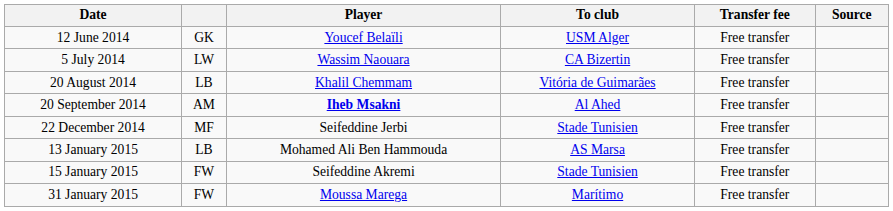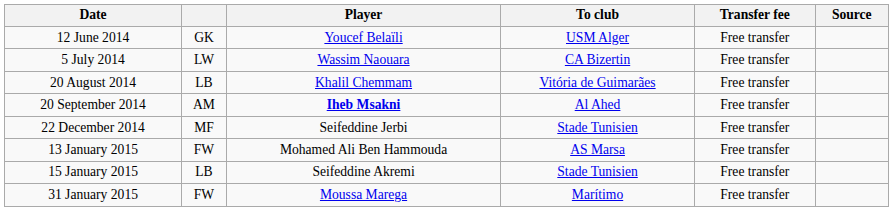(204, 149) LB -> (204, 149) FW
(204, 172) FW -> (204, 172) LB
